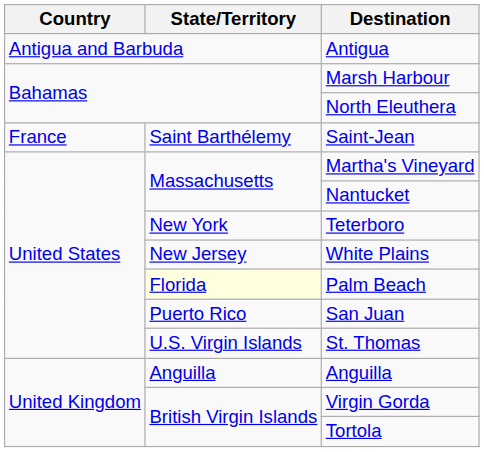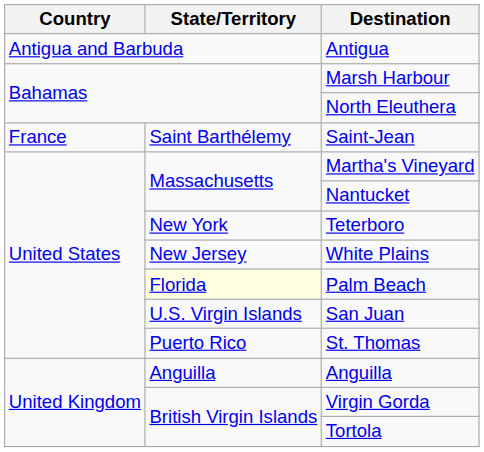(198, 313) Puerto Rico -> (226, 313) U.S. Virgin Islands
(226, 343) U.S. Virgin Islands -> (198, 343) Puerto Rico
